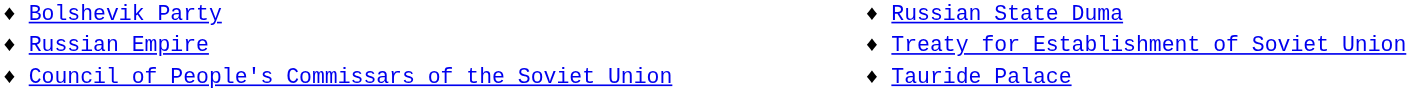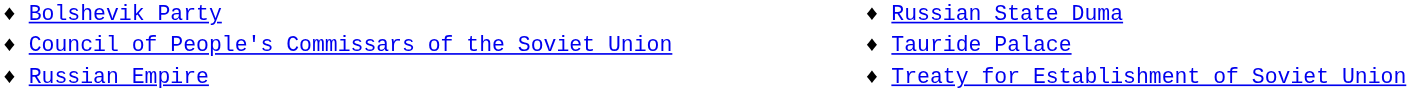rows swapped: (338, 77) <-> (106, 46)
